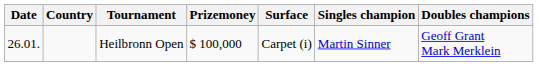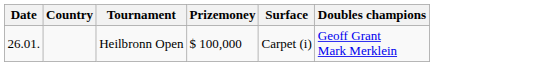- column: (367, 14)
